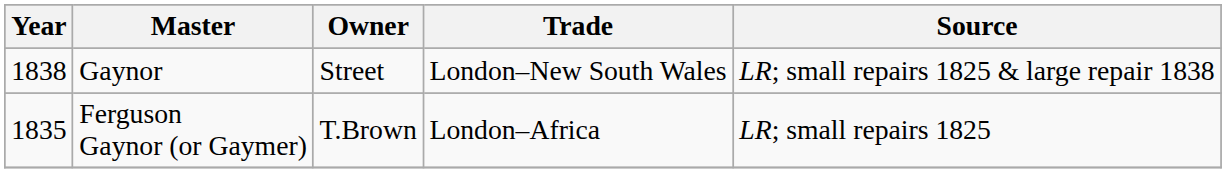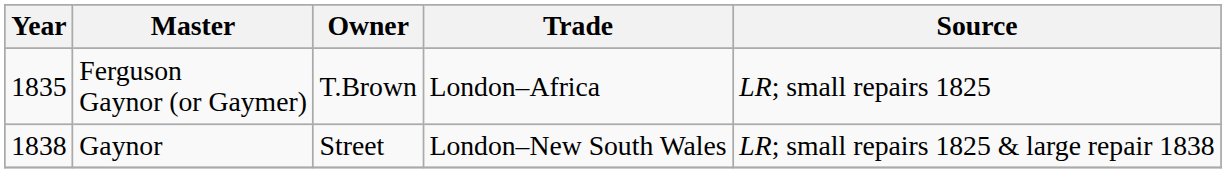rows swapped: (193, 129) <-> (121, 70)
